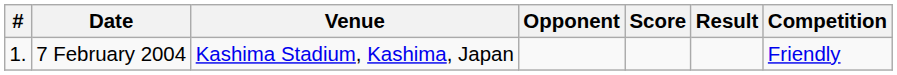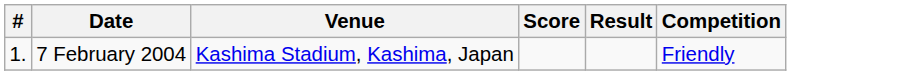- column: (572, 21)
